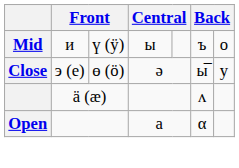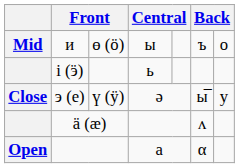(108, 44) ү (ӱ) -> (108, 44) ө (ӧ)
+ row: (70, 70)
(108, 70) ө (ӧ) -> (108, 96) ү (ӱ)
